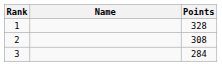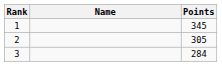(199, 26) 328 -> (199, 26) 345
(199, 40) 308 -> (199, 40) 305
